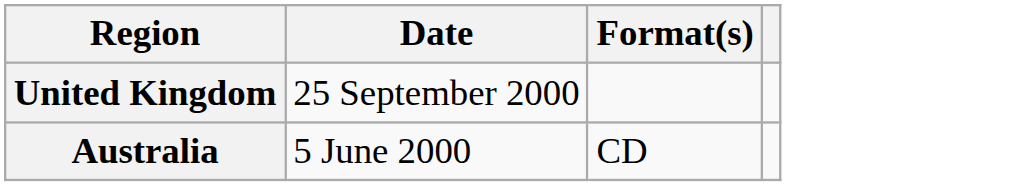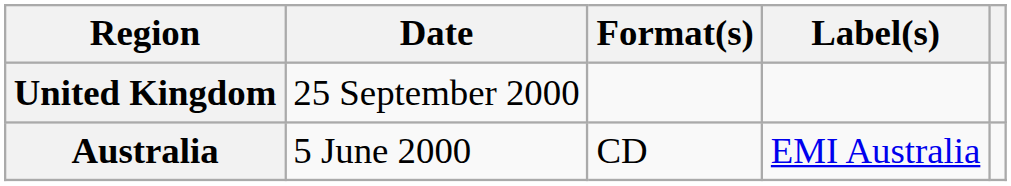+ column: (876, 33)
